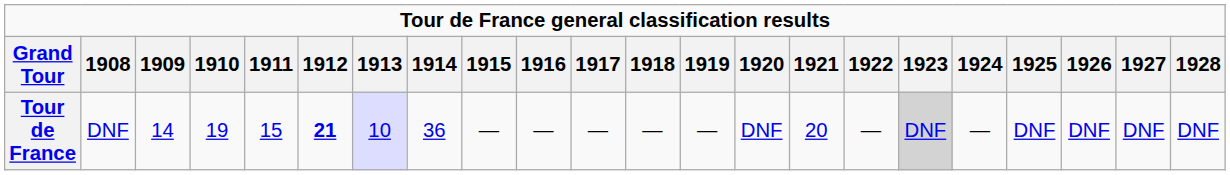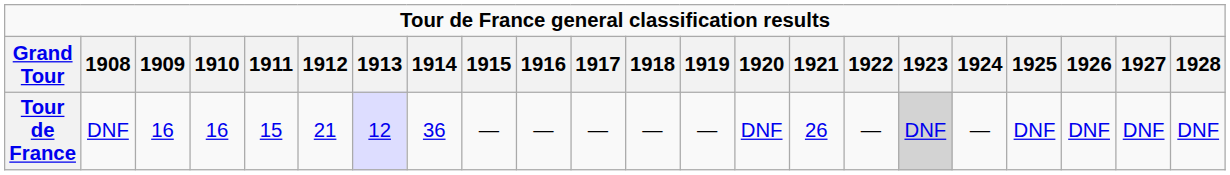(162, 130) 14 -> (162, 130) 16
(217, 130) 19 -> (217, 130) 16
(325, 130) bold -> (325, 130) normal
(380, 130) 10 -> (380, 130) 12
(816, 130) 20 -> (816, 130) 26
